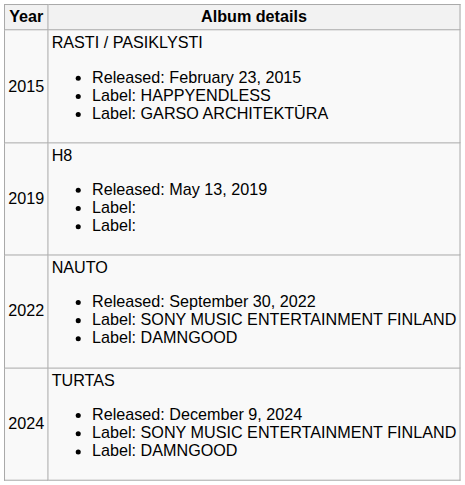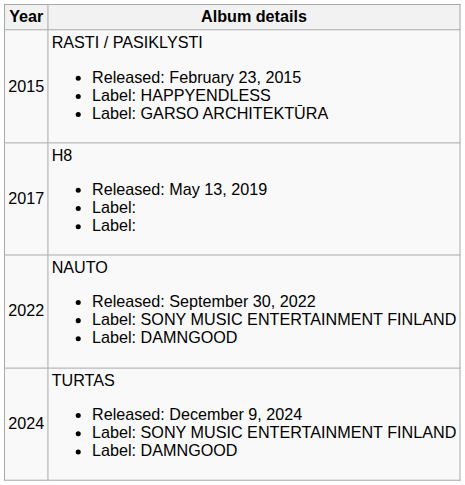(26, 198) 2019 -> (26, 198) 2017
